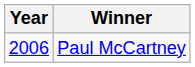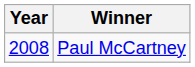(29, 47) 2006 -> (29, 47) 2008
